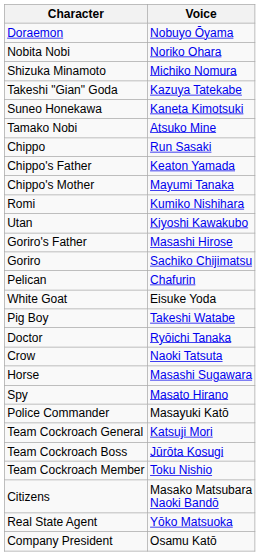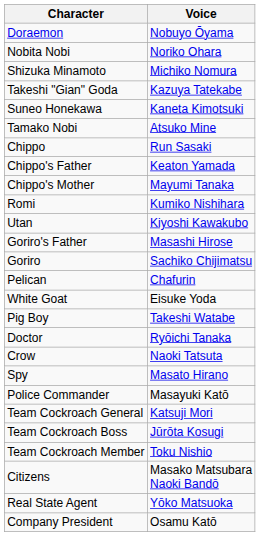- row: (23, 375)
